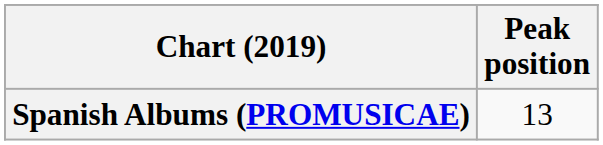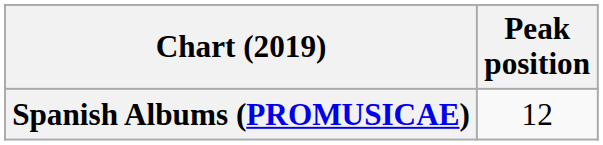(537, 113) 13 -> (537, 113) 12
